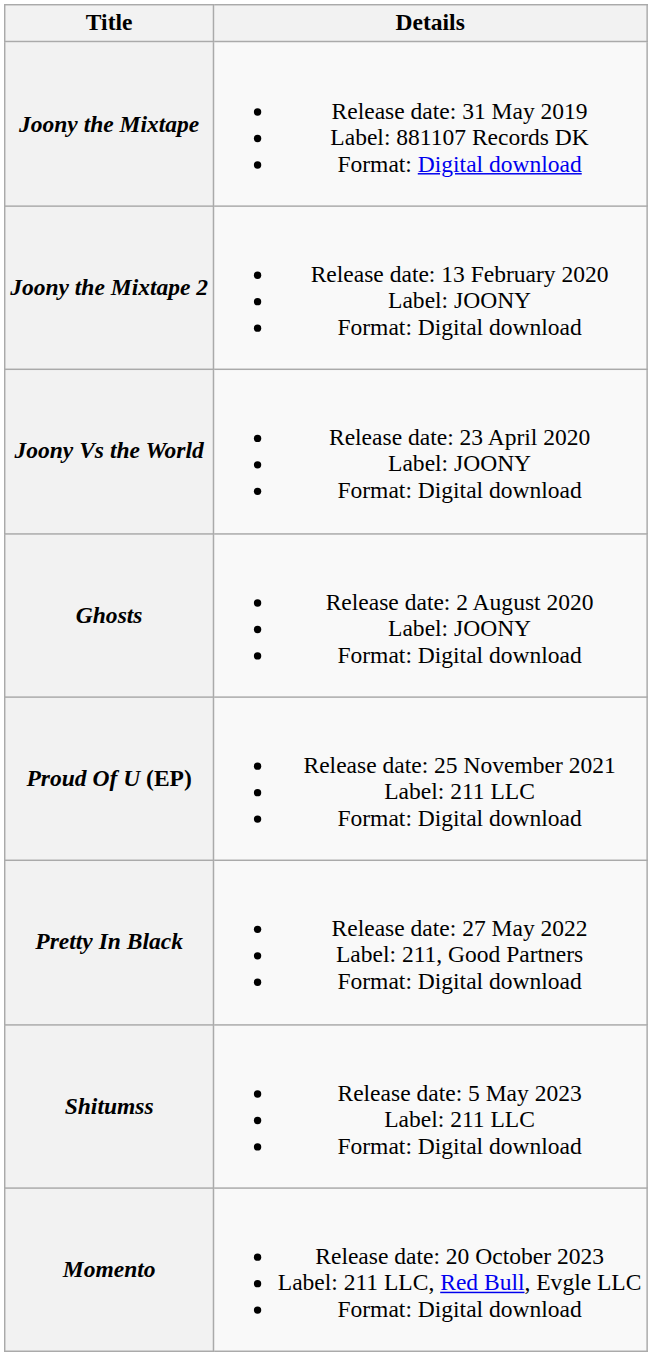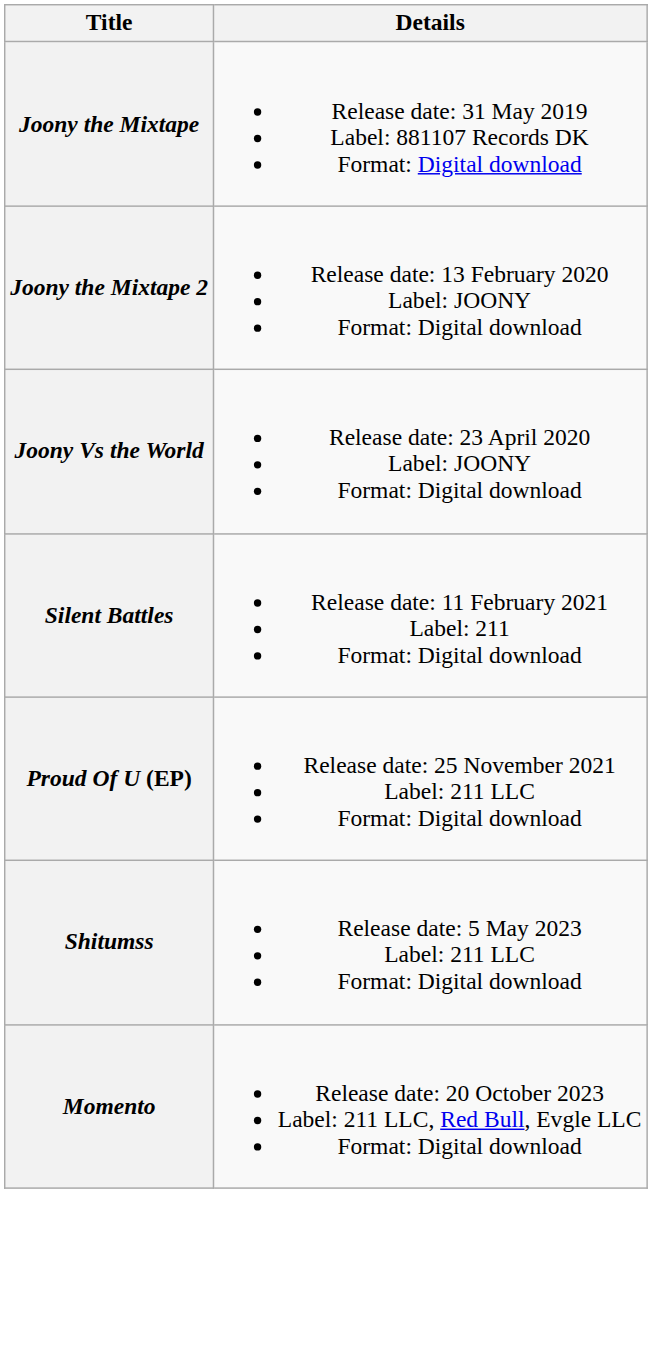- row: (109, 614)
+ row: (109, 614)
- row: (109, 942)
